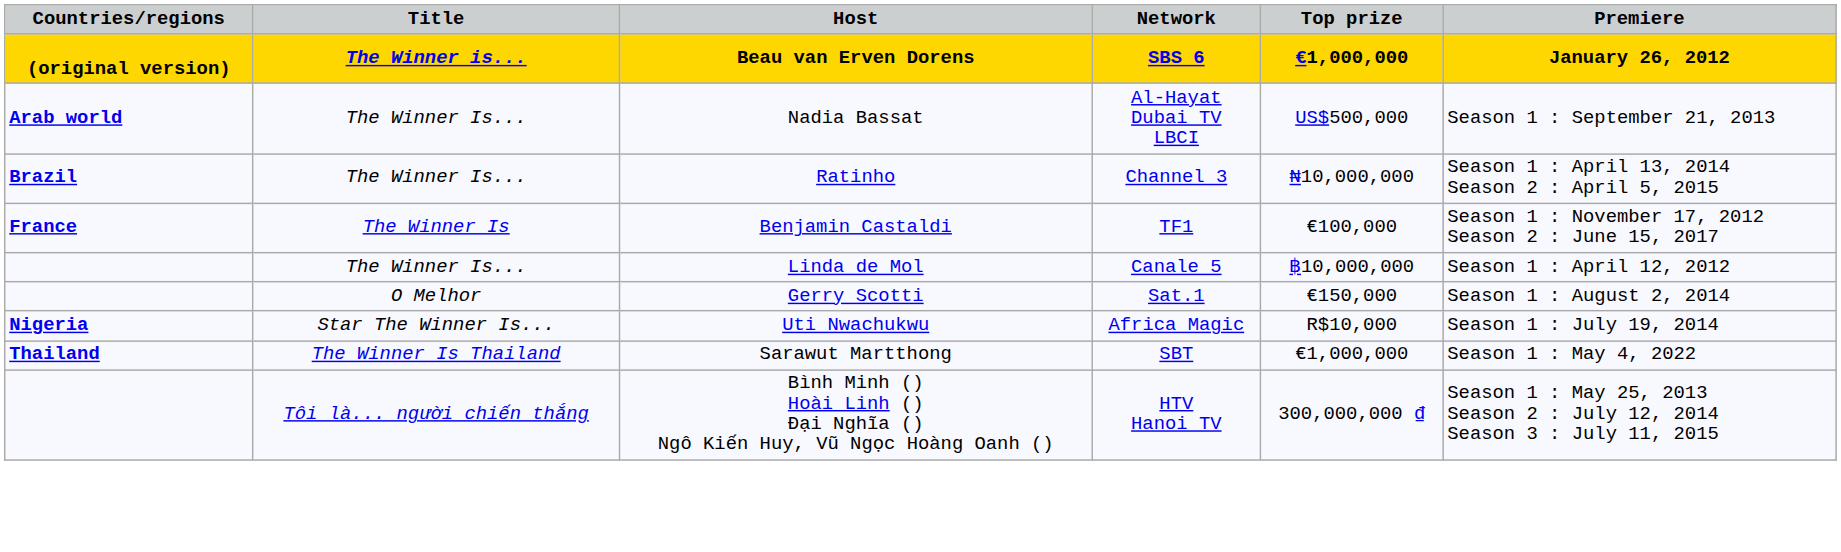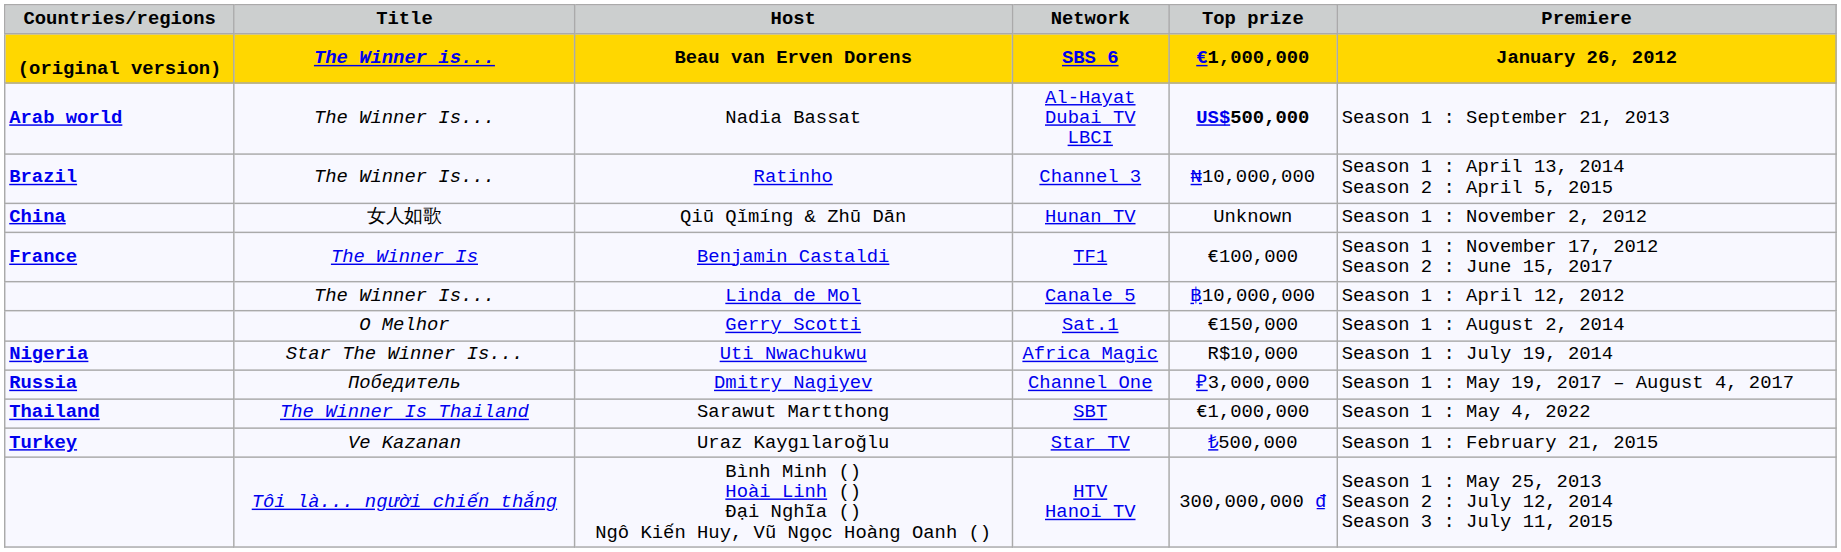(1352, 118) normal -> (1253, 118) bold
+ row: (793, 217)
+ row: (793, 384)
+ row: (793, 442)
